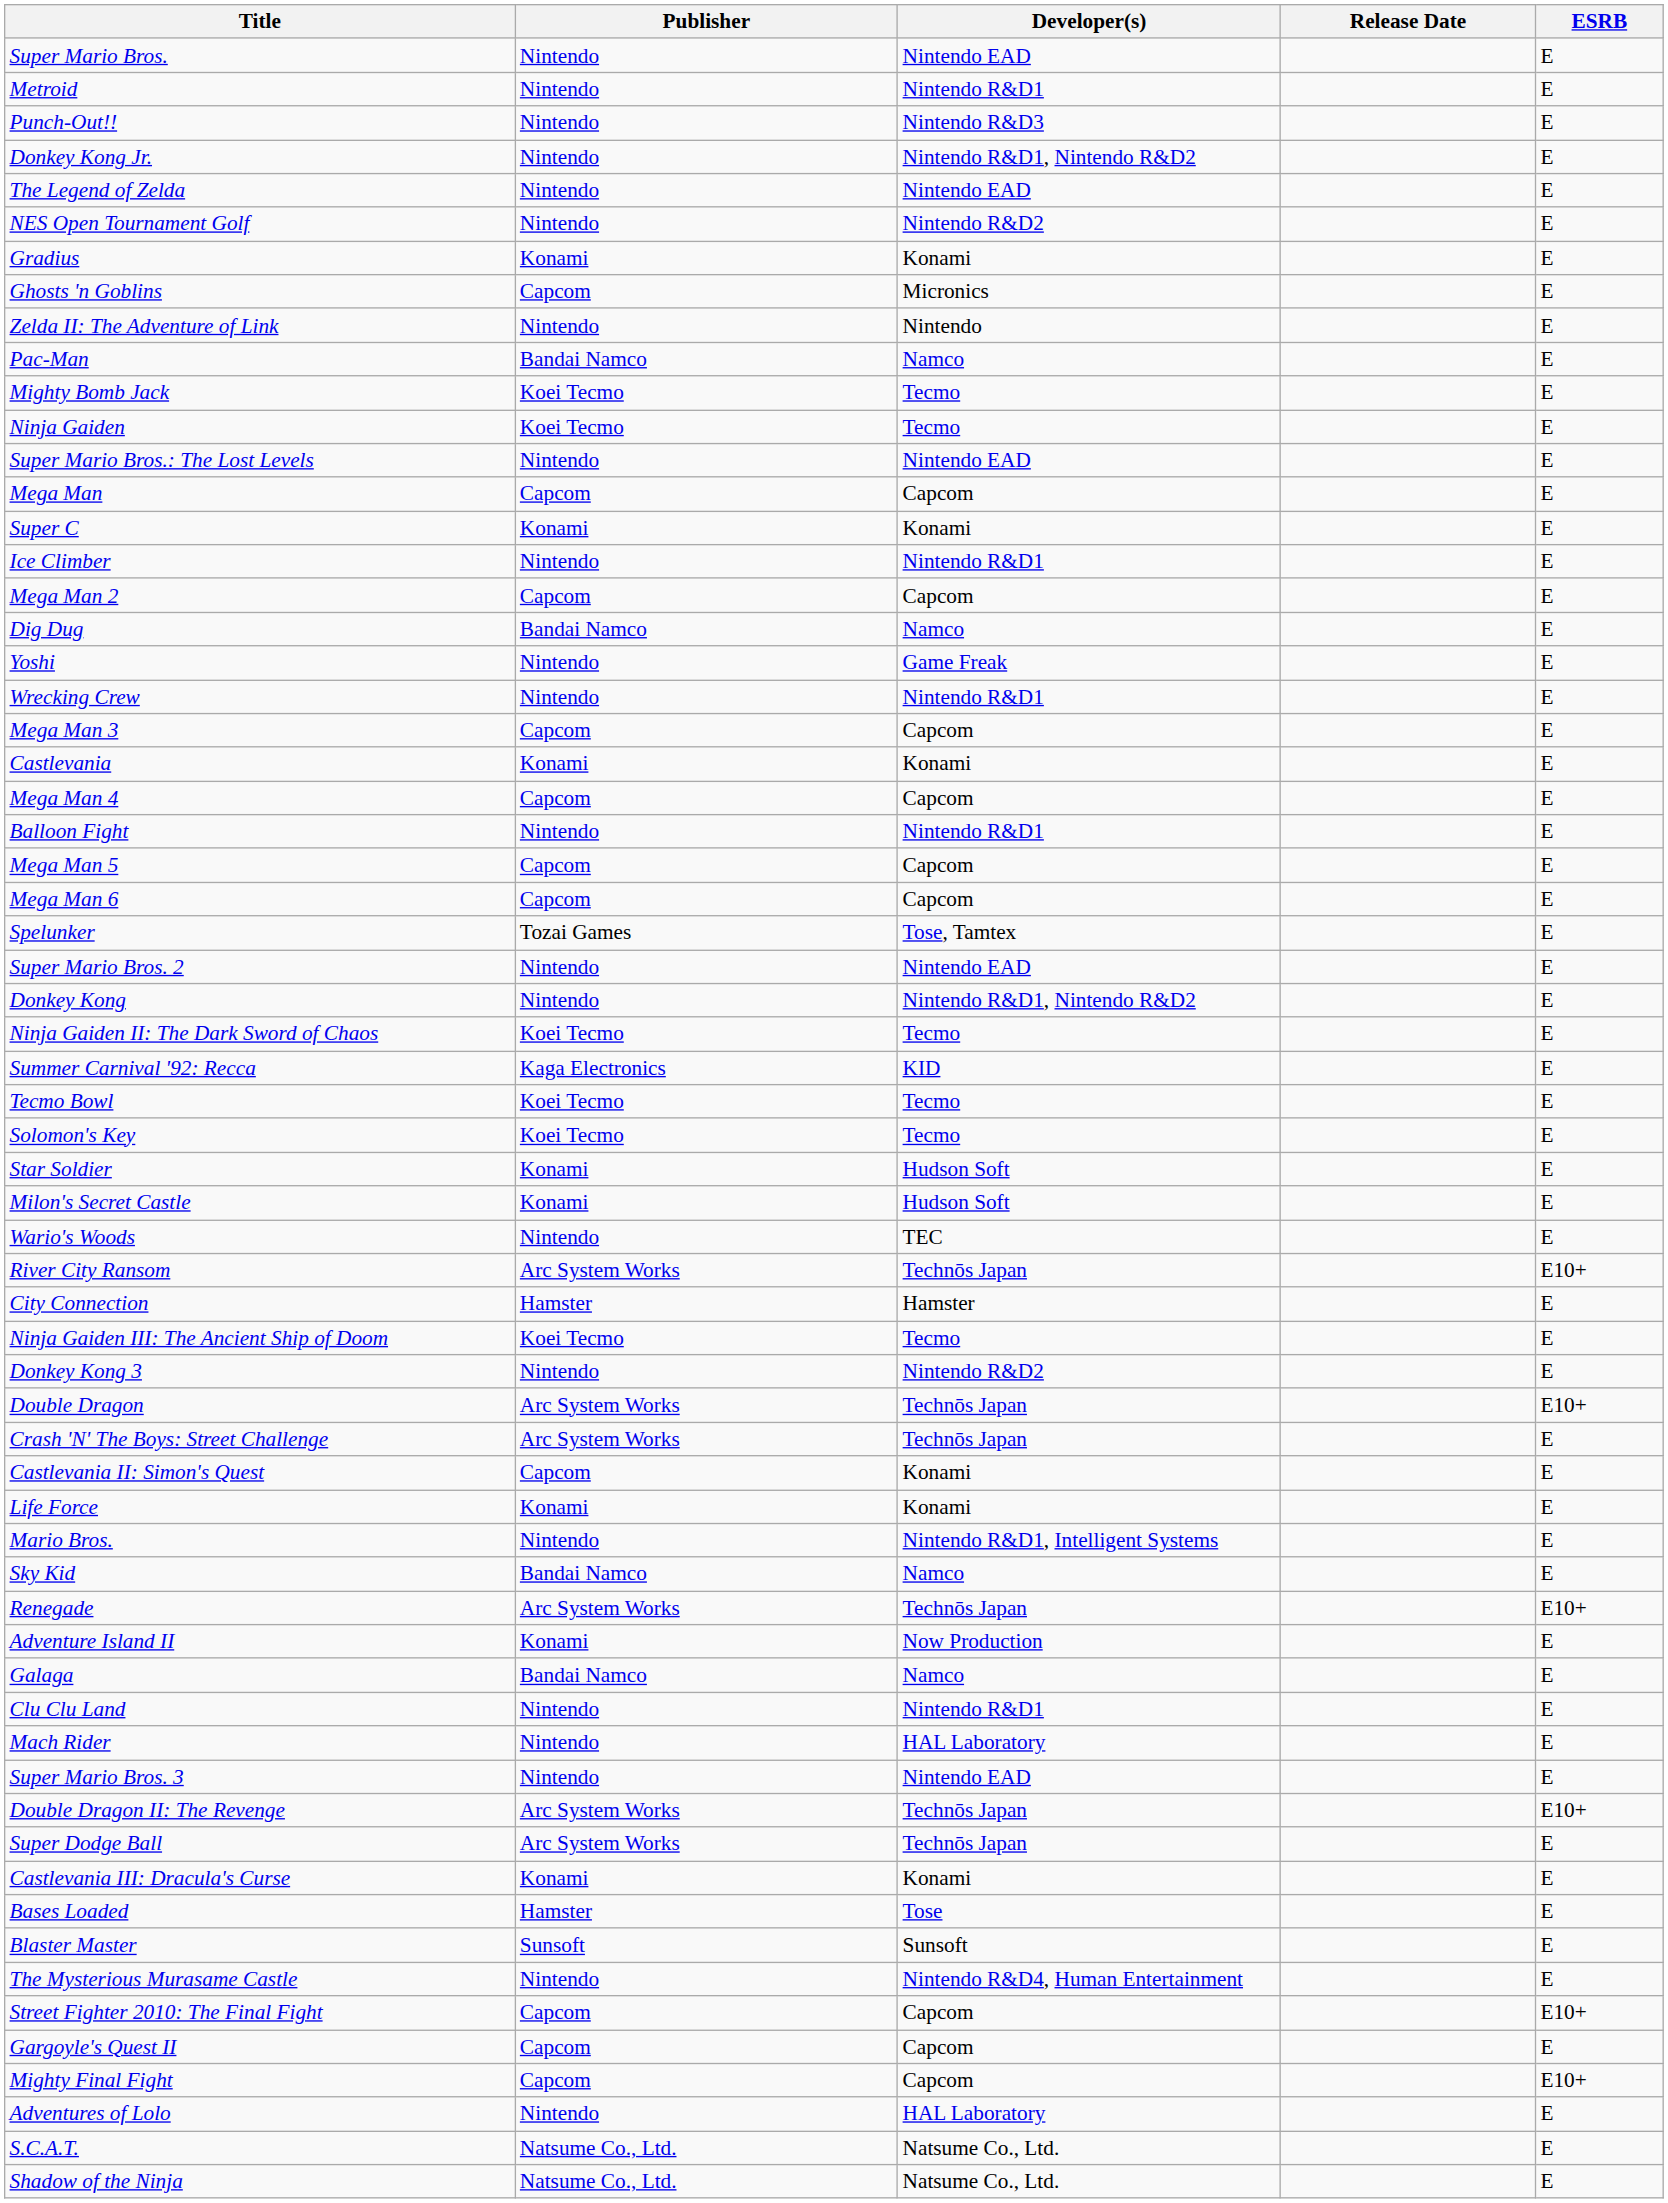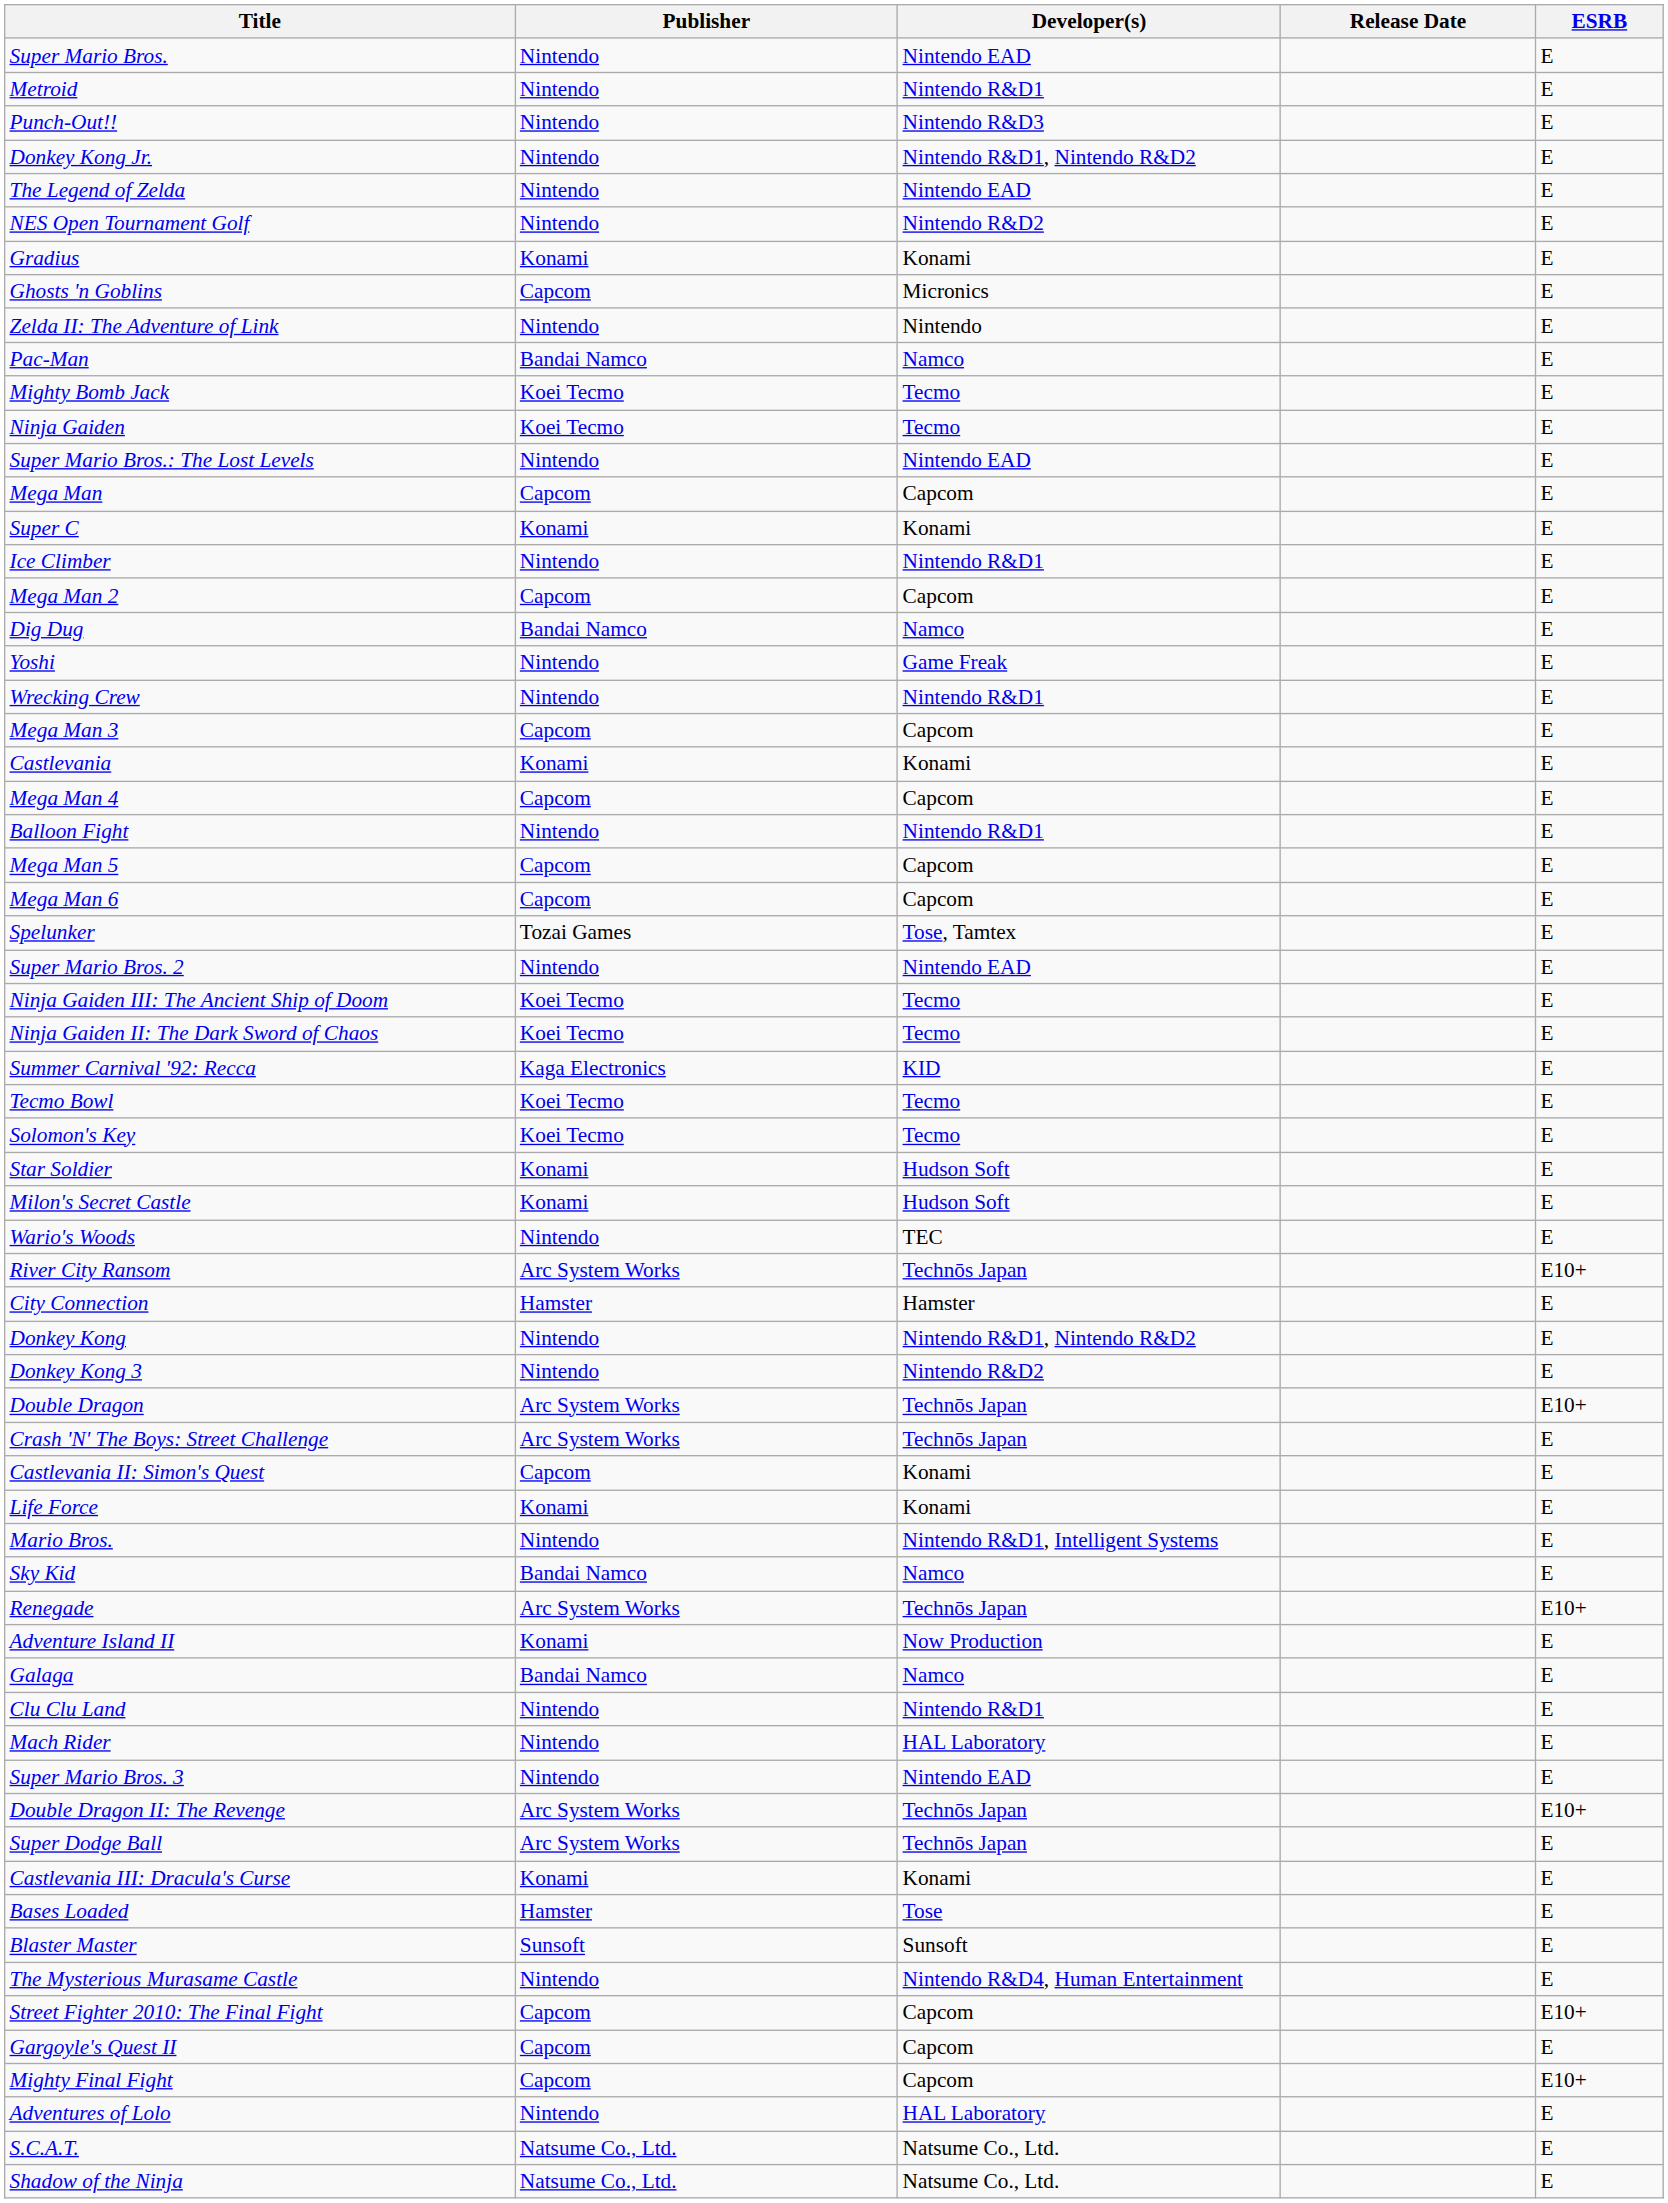rows swapped: (68, 1000) <-> (199, 1337)
